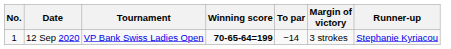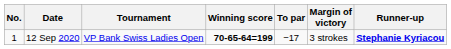(291, 37) −14 -> (291, 37) −17
(397, 37) normal -> (400, 37) bold
